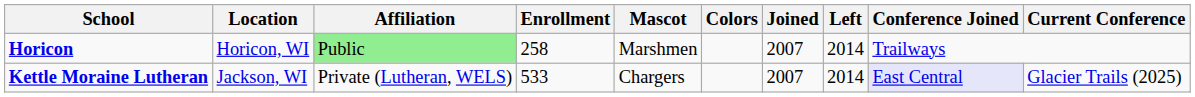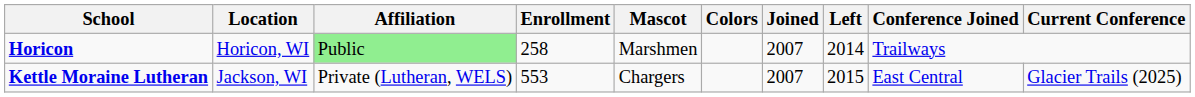(534, 77) 533 -> (534, 77) 553
(845, 77) 2014 -> (845, 77) 2015
(918, 77) lavender background -> (918, 77) no background
